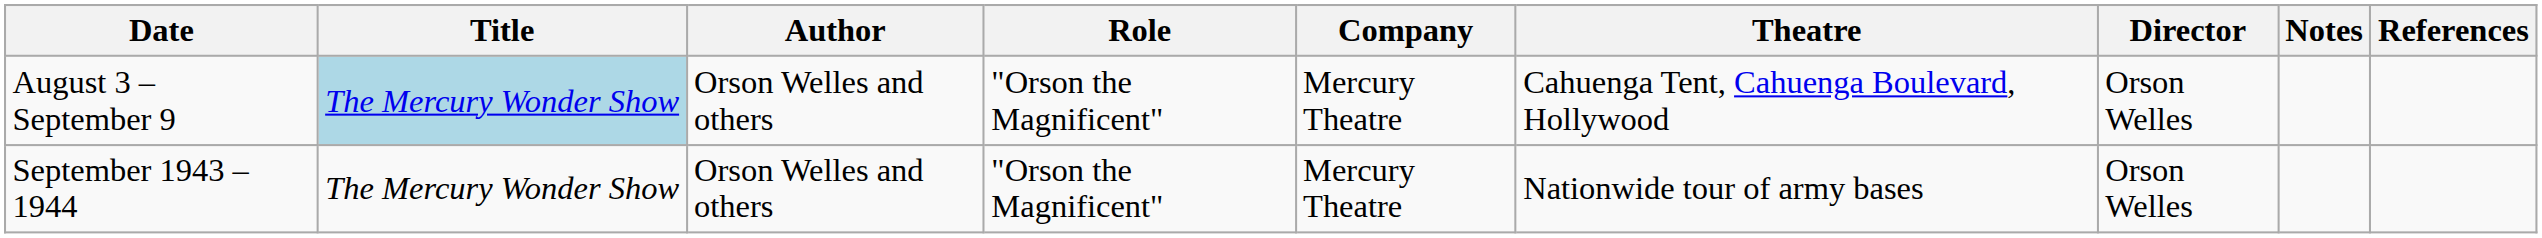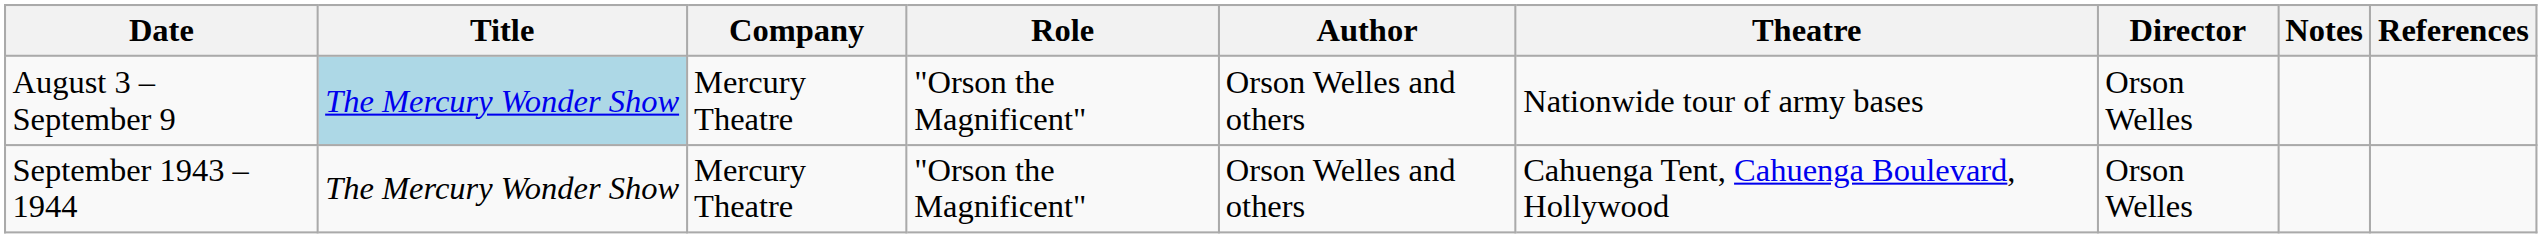columns swapped: (835, 30) <-> (1406, 30)
(1769, 100) Cahuenga Tent, Cahuenga Boulevard, Hollywood -> (1723, 100) Nationwide tour of army bases
(1723, 188) Nationwide tour of army bases -> (1769, 188) Cahuenga Tent, Cahuenga Boulevard, Hollywood
